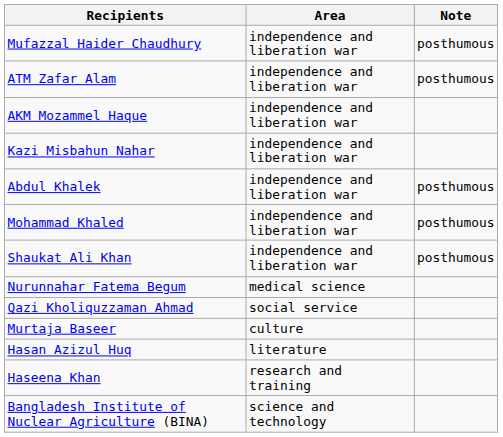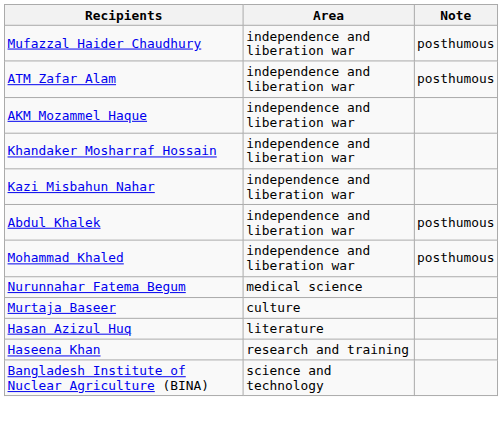+ row: (112, 151)
- row: (70, 258)
- row: (101, 308)
